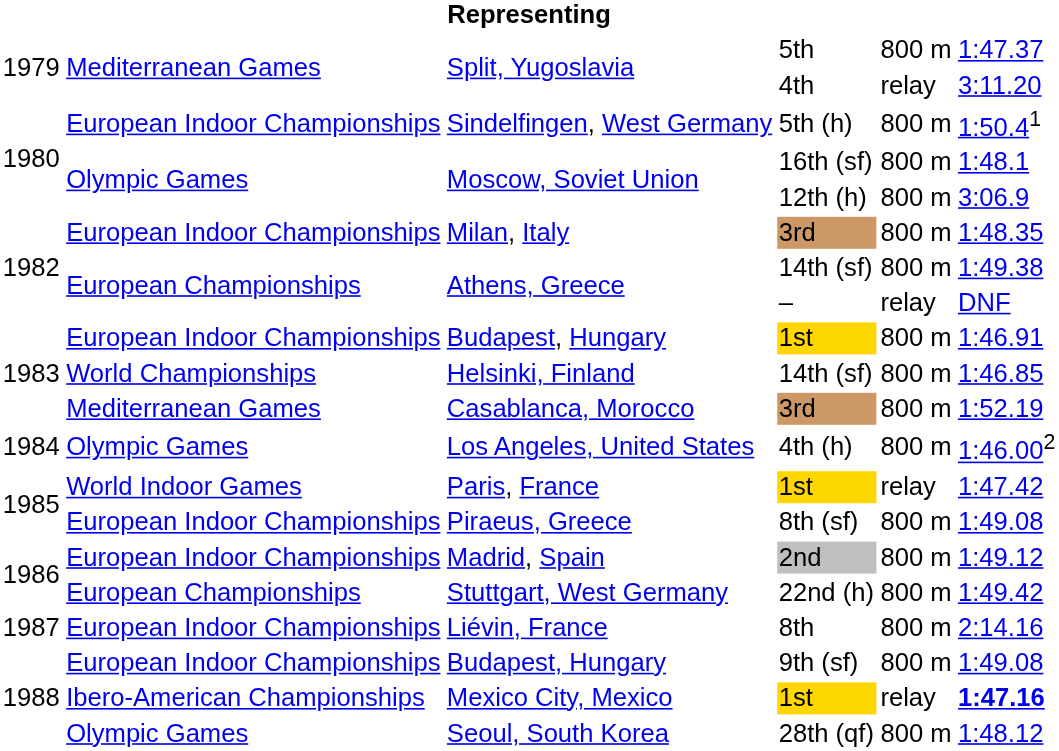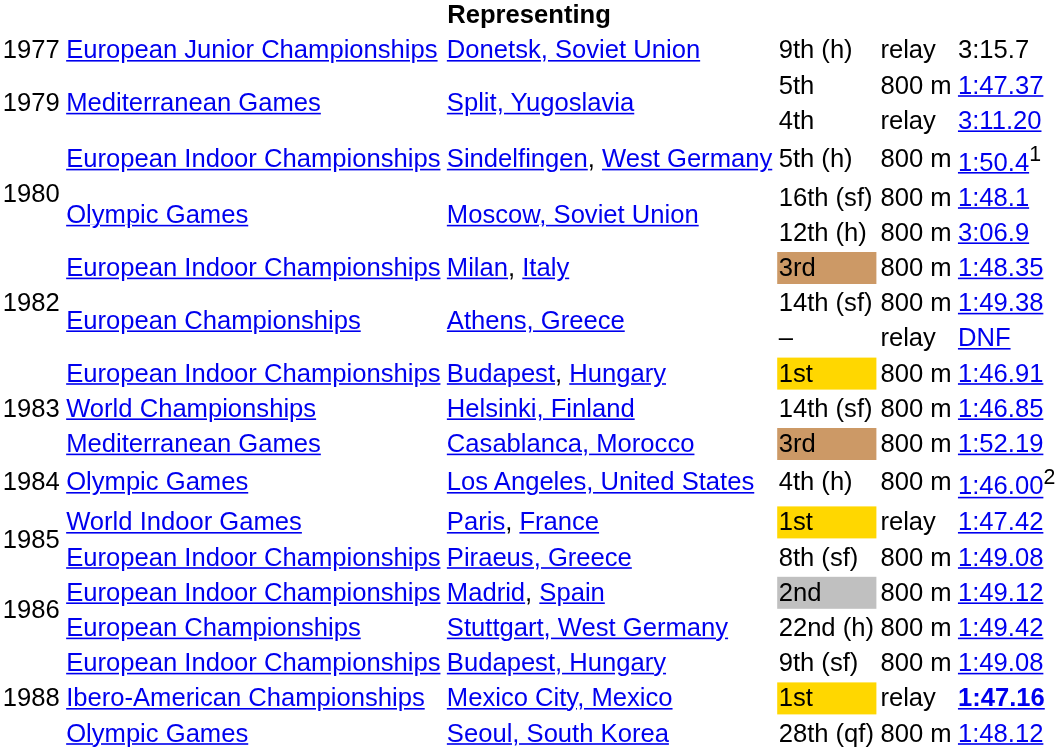+ row: (574, 50)
- row: (527, 627)
